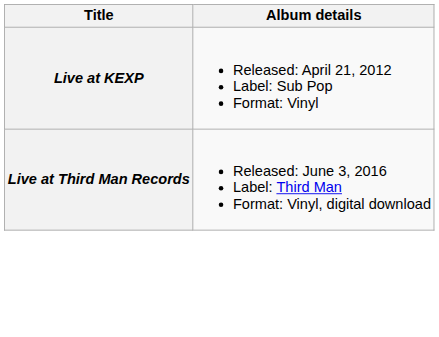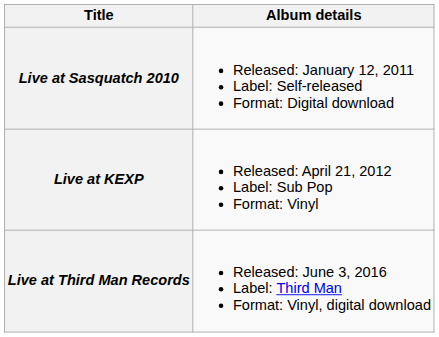+ row: (99, 78)
